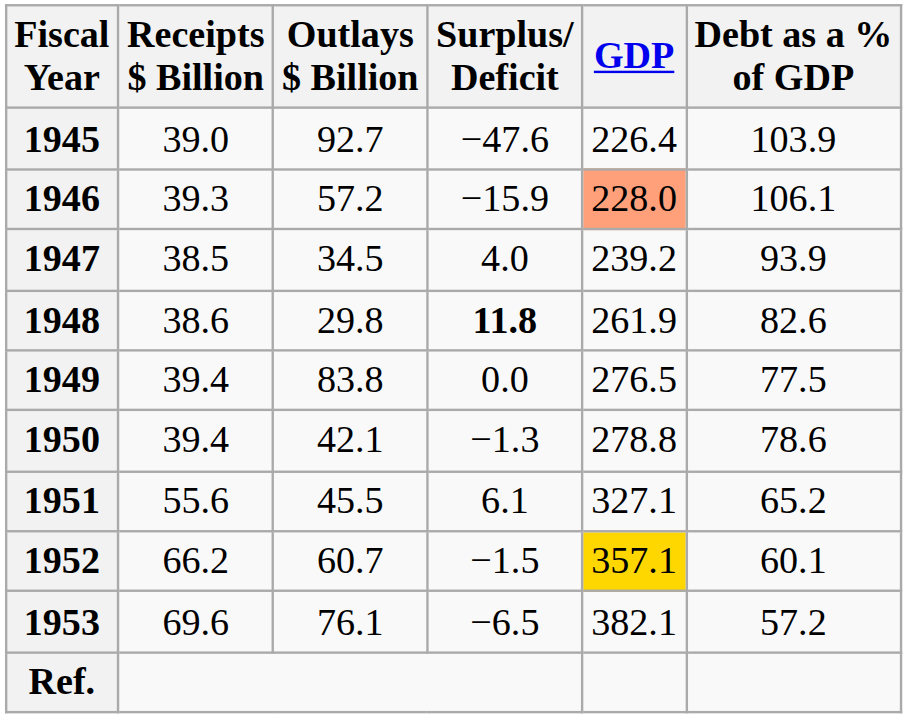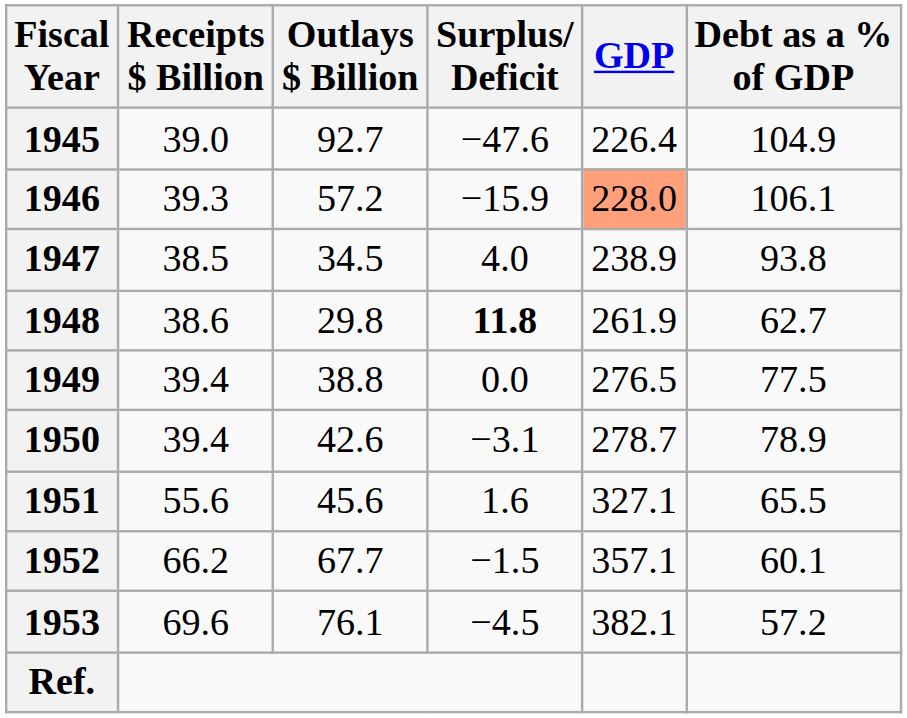(793, 138) 103.9 -> (793, 138) 104.9
(634, 258) 239.2 -> (634, 258) 238.9
(793, 258) 93.9 -> (793, 258) 93.8
(793, 319) 82.6 -> (793, 319) 62.7
(350, 379) 83.8 -> (350, 379) 38.8
(350, 439) 42.1 -> (350, 439) 42.6
(505, 439) −1.3 -> (505, 439) −3.1
(634, 439) 278.8 -> (634, 439) 278.7
(793, 439) 78.6 -> (793, 439) 78.9
(350, 500) 45.5 -> (350, 500) 45.6
(505, 500) 6.1 -> (505, 500) 1.6
(793, 500) 65.2 -> (793, 500) 65.5
(350, 560) 60.7 -> (350, 560) 67.7
(634, 560) gold background -> (634, 560) no background
(505, 621) −6.5 -> (505, 621) −4.5
